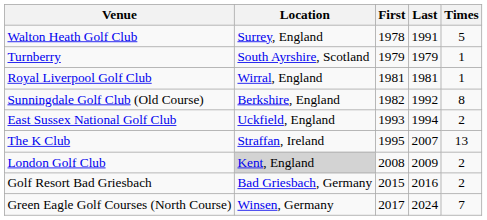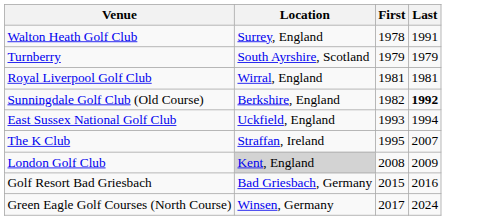- column: (461, 15)
(425, 99) normal -> (425, 99) bold
